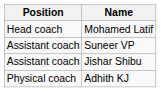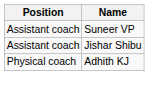- row: (119, 29)
